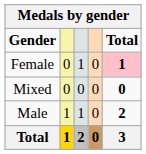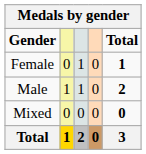(122, 64) pink background -> (122, 64) no background
rows swapped: (32, 113) <-> (32, 88)
